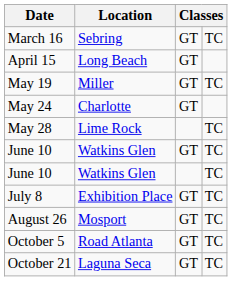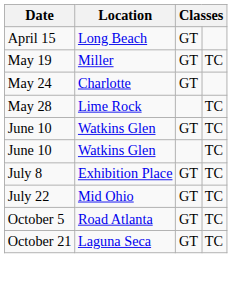- row: (35, 38)
+ row: (28, 196)
- row: (37, 219)
